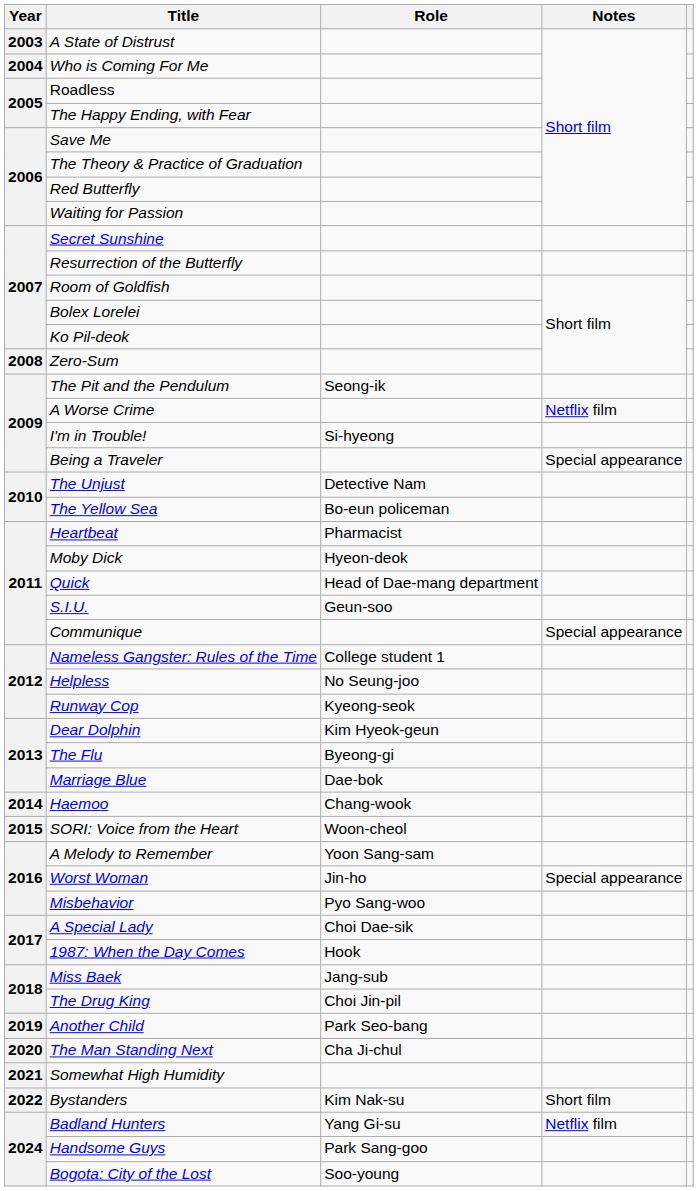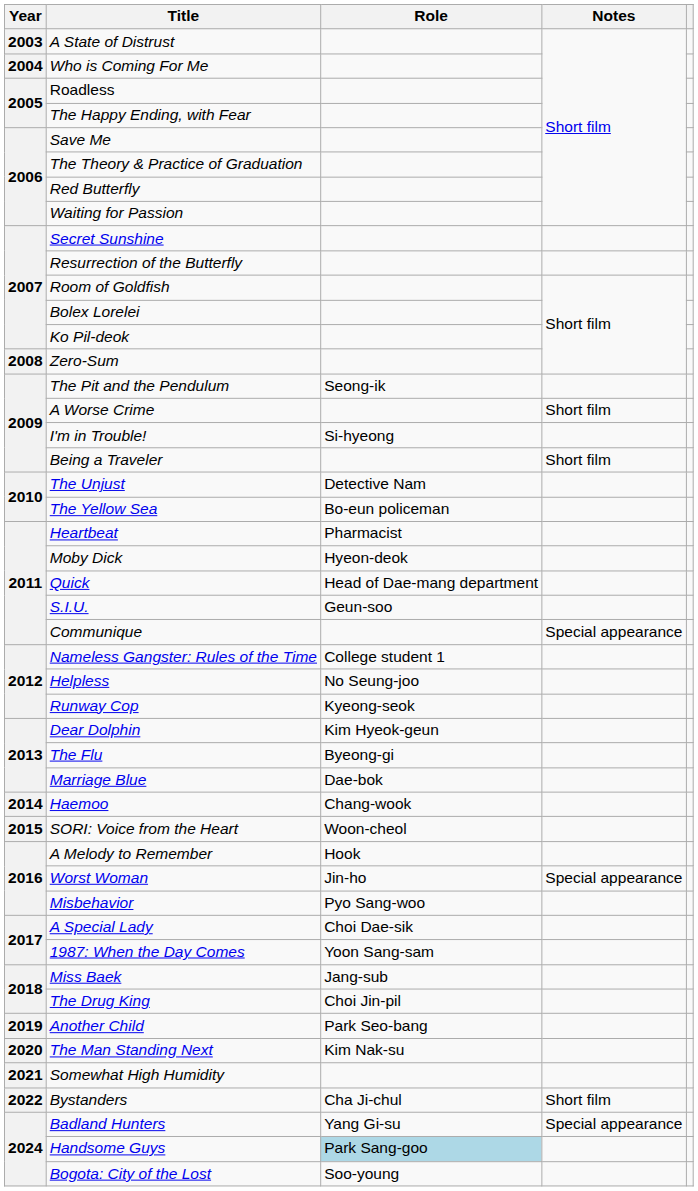(581, 410) Netflix film -> (578, 410) Short film
(614, 459) Special appearance -> (578, 459) Short film
(379, 853) Yoon Sang-sam -> (342, 853) Hook
(342, 952) Hook -> (379, 952) Yoon Sang-sam
(363, 1050) Cha Ji-chul -> (364, 1050) Kim Nak-su
(364, 1099) Kim Nak-su -> (363, 1099) Cha Ji-chul
(581, 1124) Netflix film -> (614, 1124) Special appearance
(376, 1149) no background -> (376, 1149) lightblue background
